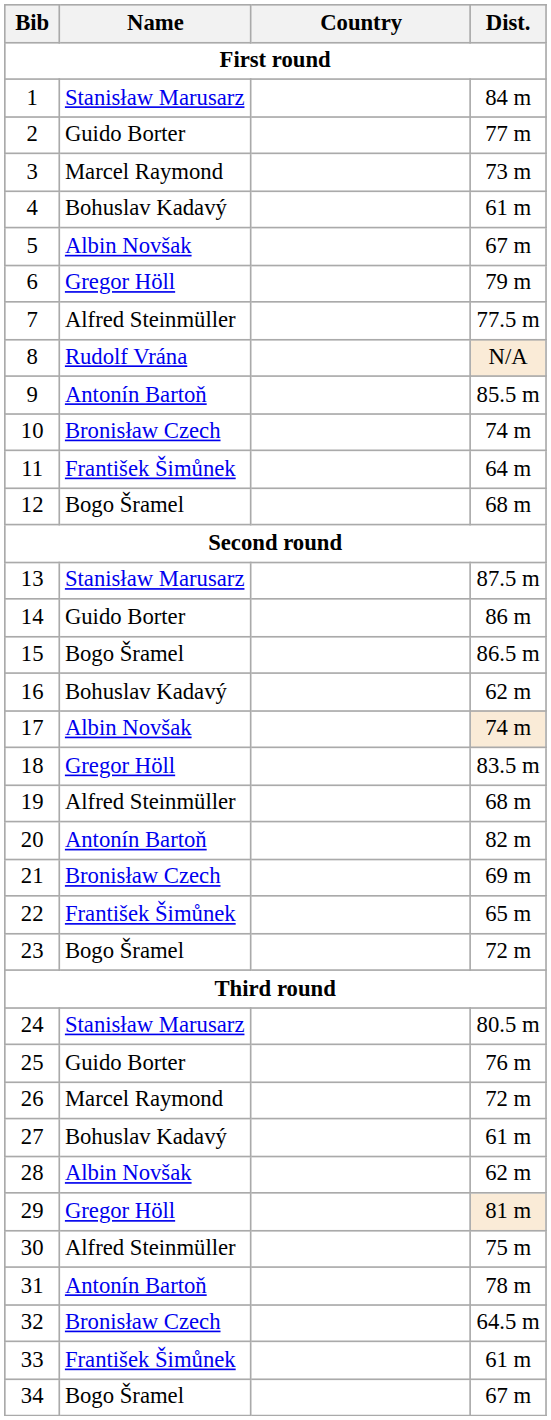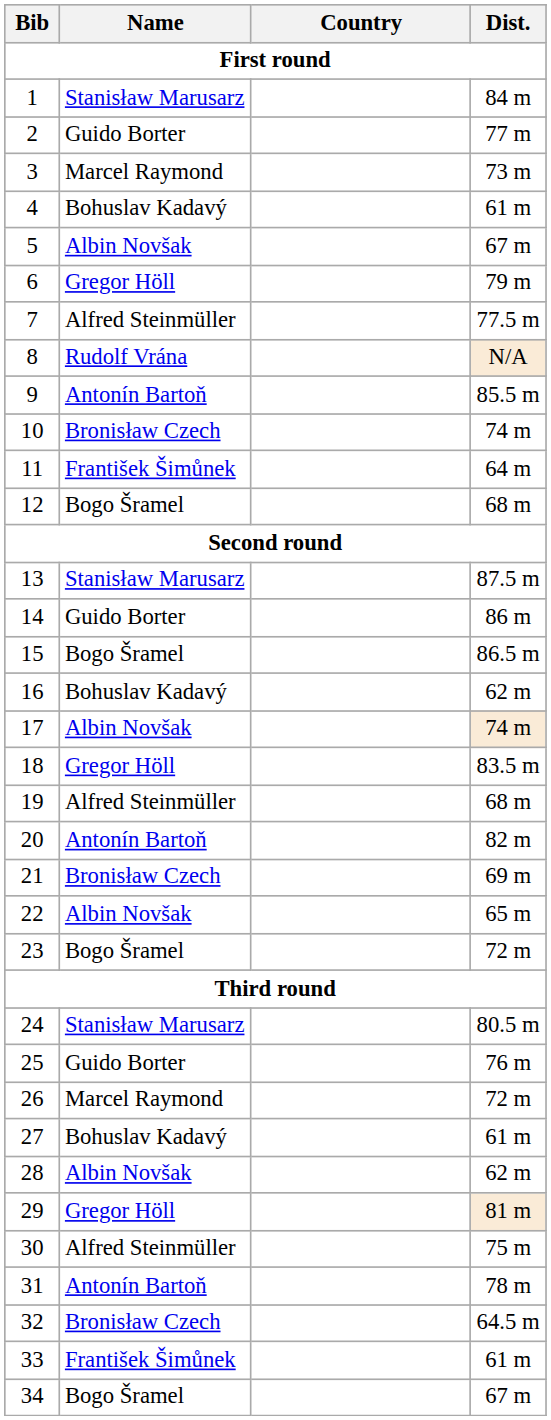(150, 913) František Šimůnek -> (128, 913) Albin Novšak
